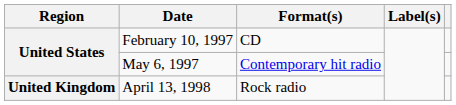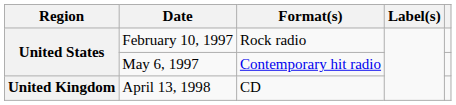(250, 40) CD -> (273, 40) Rock radio
(273, 87) Rock radio -> (250, 87) CD
